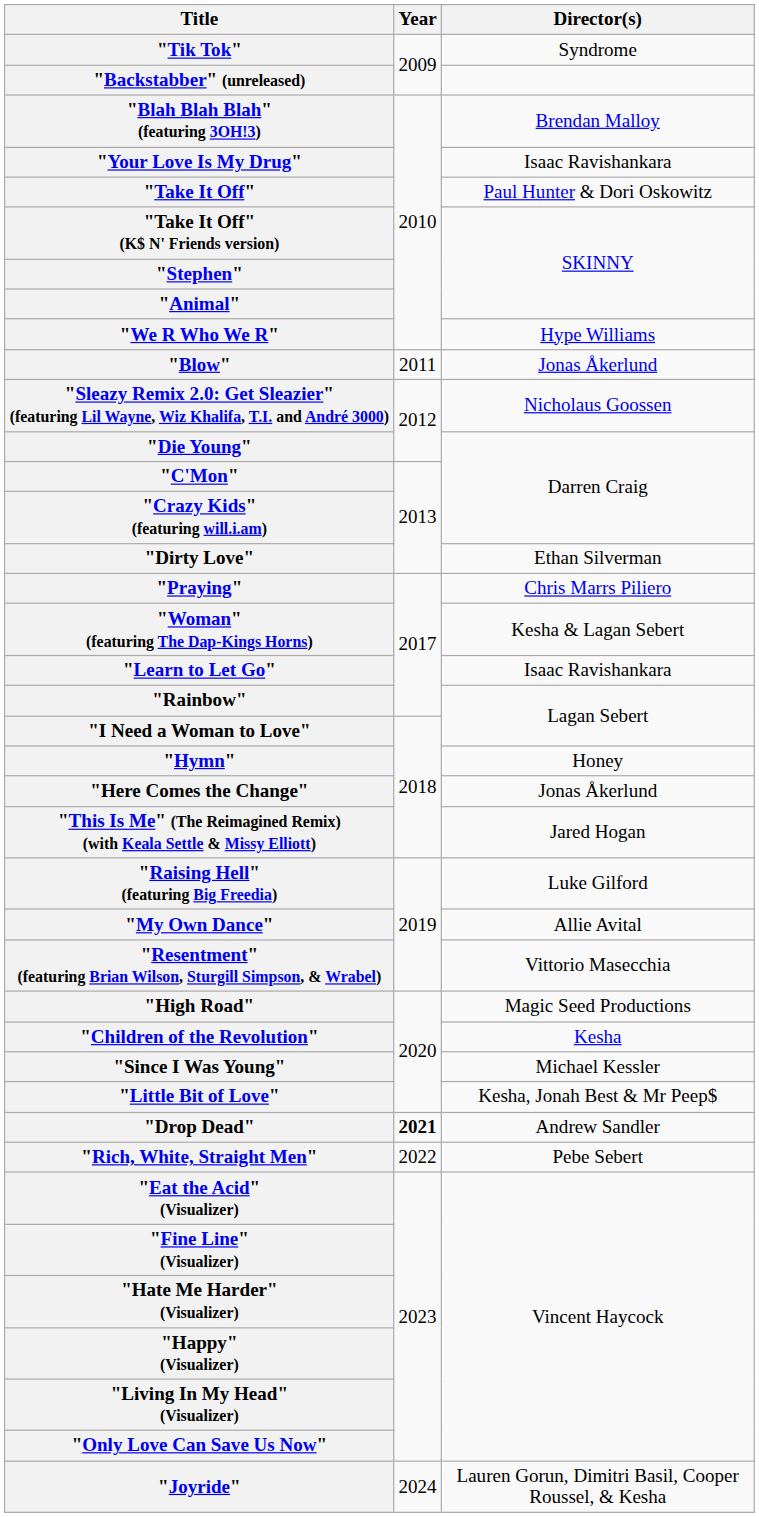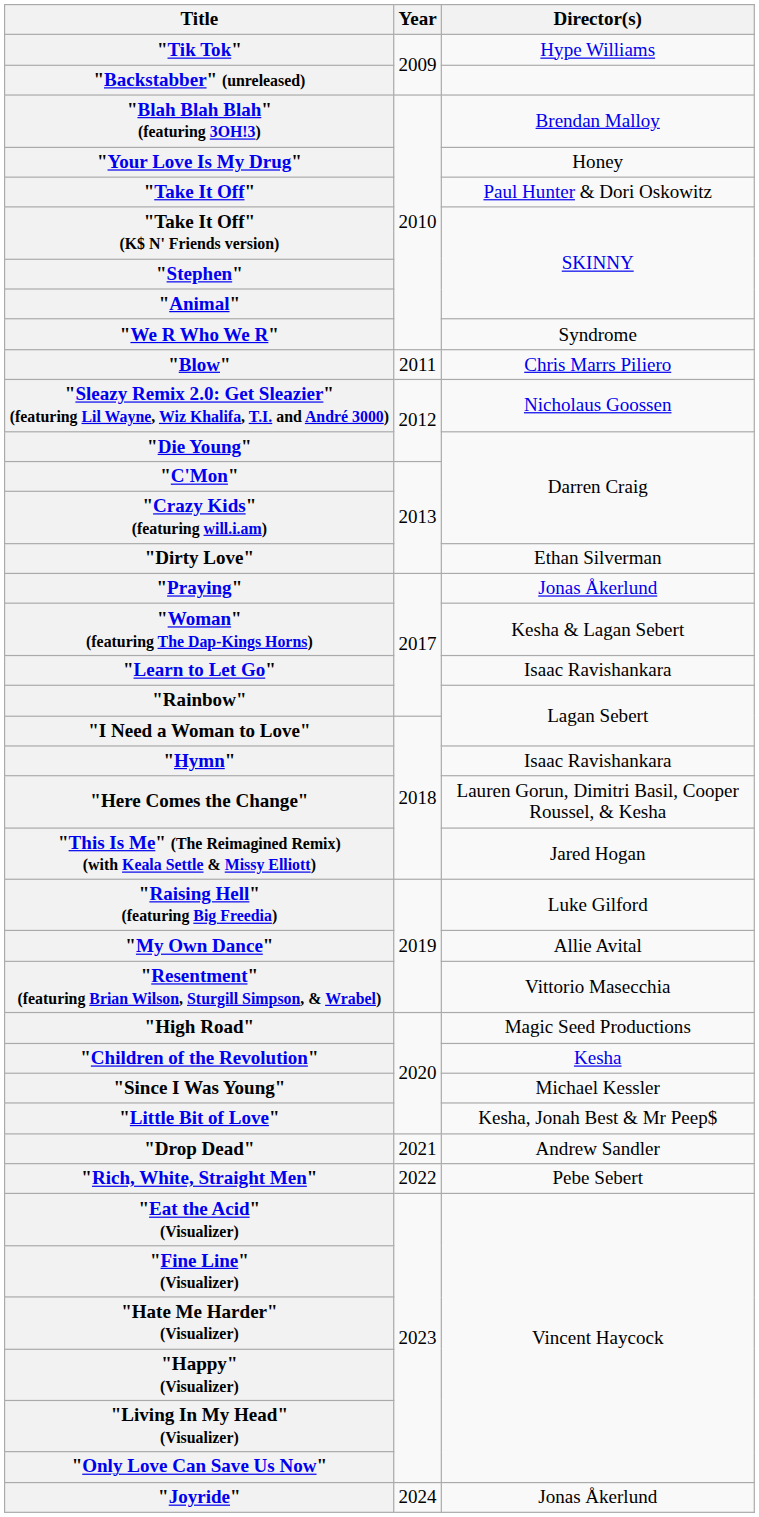(598, 49) Syndrome -> (598, 49) Hype Williams
(598, 161) Isaac Ravishankara -> (598, 161) Honey
(598, 334) Hype Williams -> (598, 334) Syndrome
(598, 364) Jonas Åkerlund -> (598, 364) Chris Marrs Piliero
(598, 588) Chris Marrs Piliero -> (598, 588) Jonas Åkerlund
(598, 760) Honey -> (598, 760) Isaac Ravishankara
(598, 791) Jonas Åkerlund -> (598, 801) Lauren Gorun, Dimitri Basil, Cooper Roussel, & Kesha
(418, 1127) bold -> (418, 1148) normal
(598, 1486) Lauren Gorun, Dimitri Basil, Cooper Roussel, & Kesha -> (598, 1497) Jonas Åkerlund
